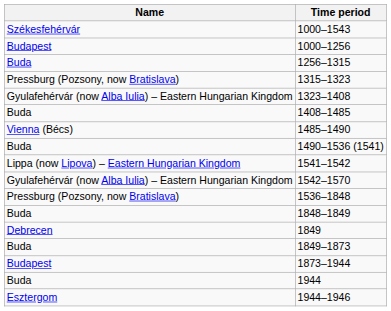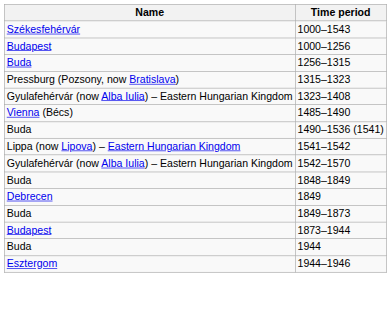- row: (324, 113)
- row: (324, 197)
